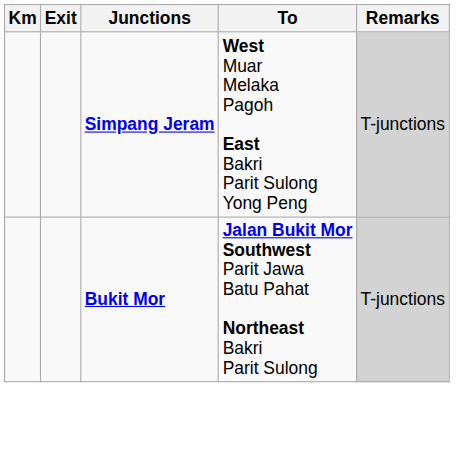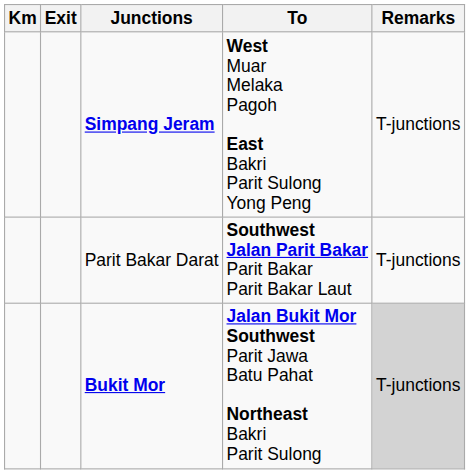(403, 124) lightgrey background -> (418, 124) no background
+ row: (152, 260)
